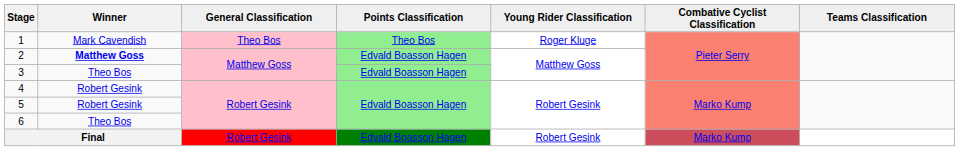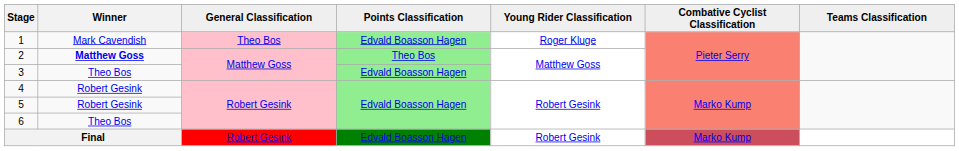(413, 40) Theo Bos -> (413, 40) Edvald Boasson Hagen
(413, 57) Edvald Boasson Hagen -> (413, 57) Theo Bos
